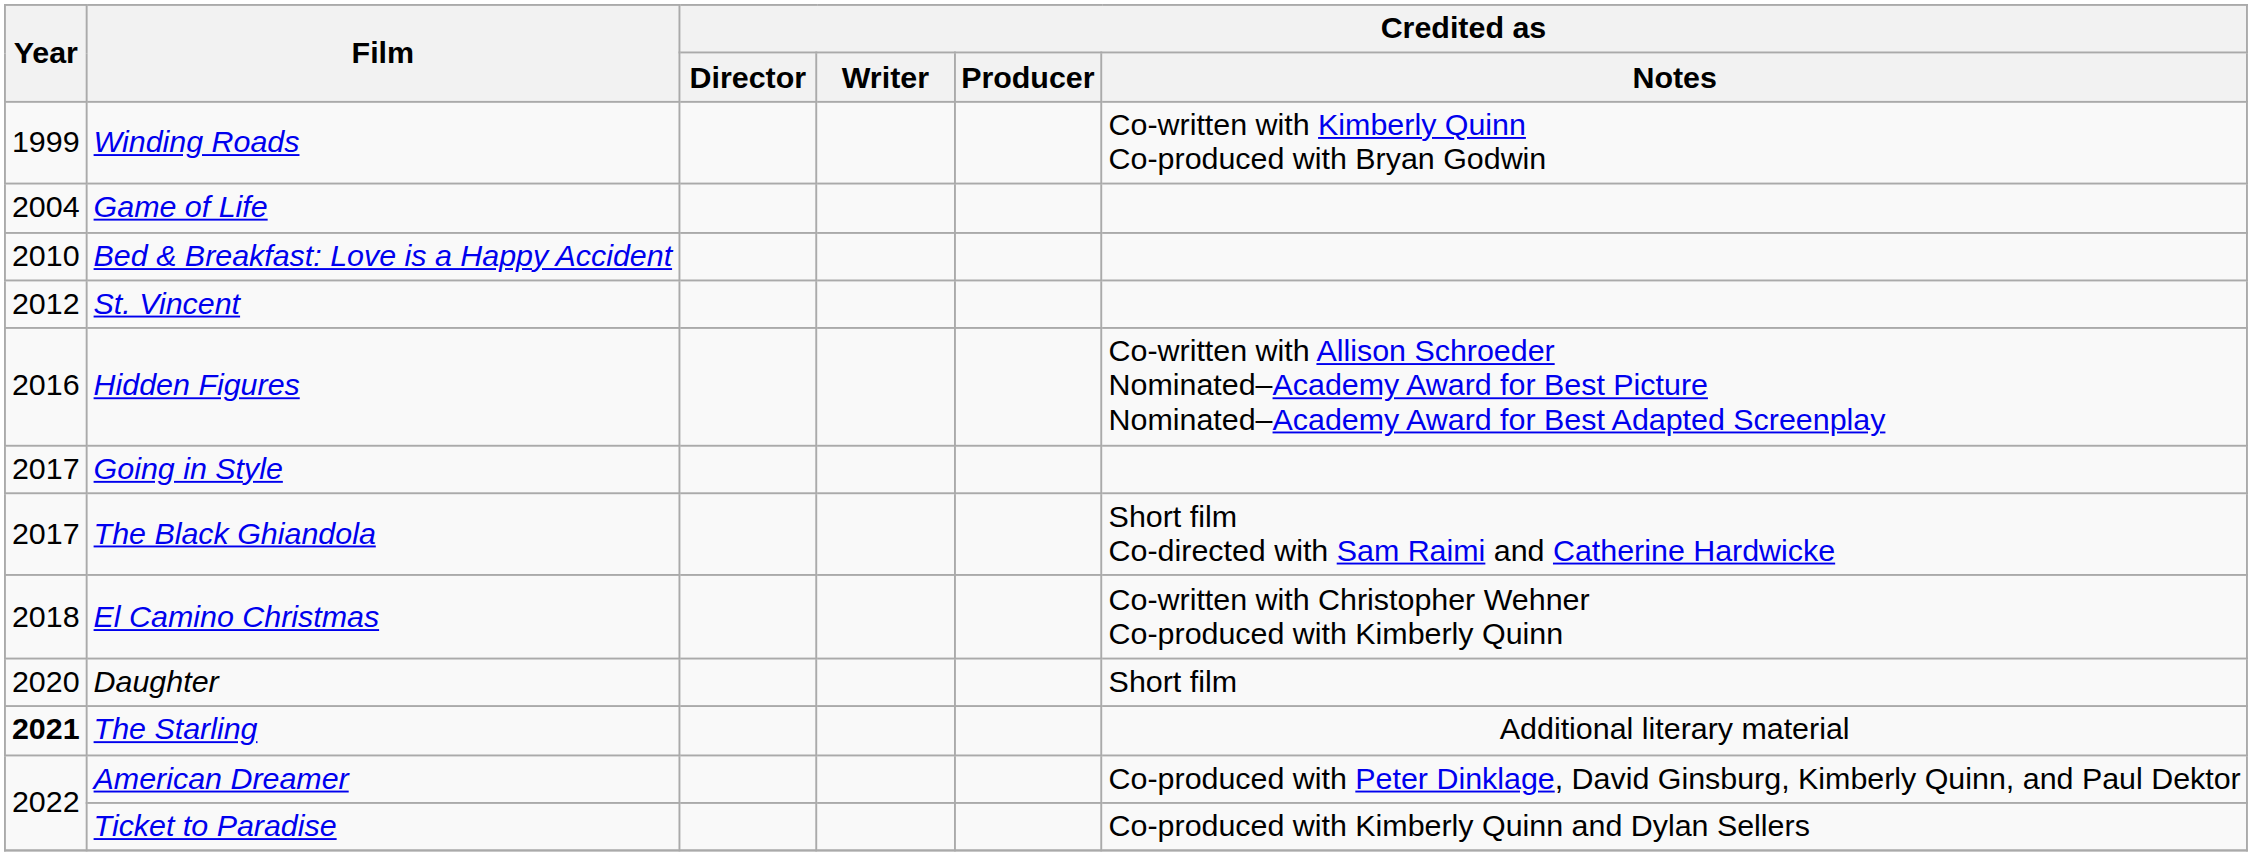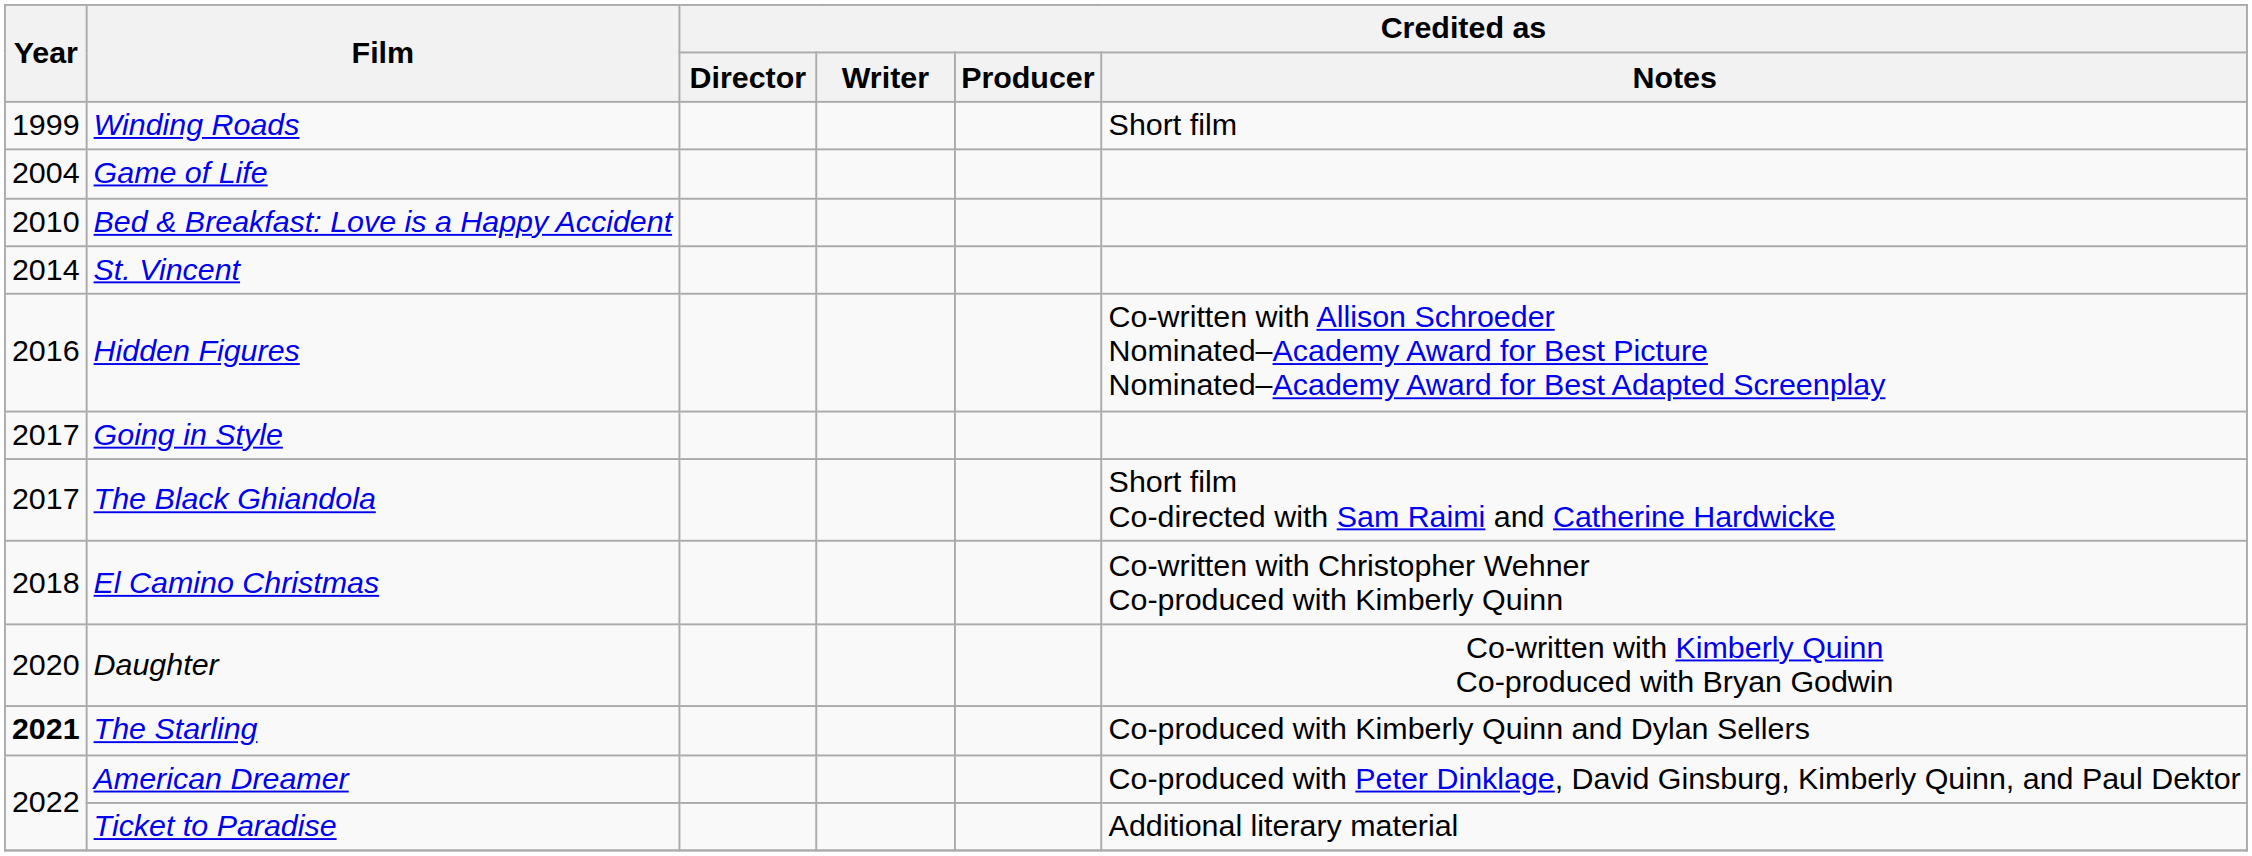(1327, 142) Co-written with Kimberly Quinn Co-produced with Bryan Godwin -> (1173, 125) Short film
(46, 303) 2012 -> (46, 269) 2014
(1173, 681) Short film -> (1675, 664) Co-written with Kimberly Quinn Co-produced with Bryan Godwin
(1675, 729) Additional literary material -> (1459, 729) Co-produced with Kimberly Quinn and Dylan Sellers
(1459, 826) Co-produced with Kimberly Quinn and Dylan Sellers -> (1283, 826) Additional literary material
